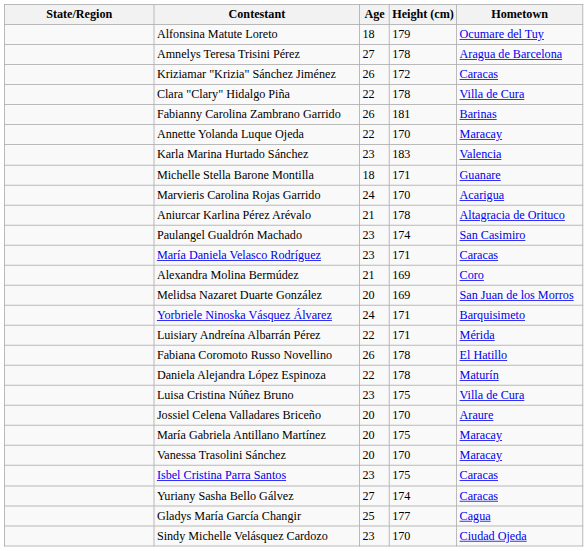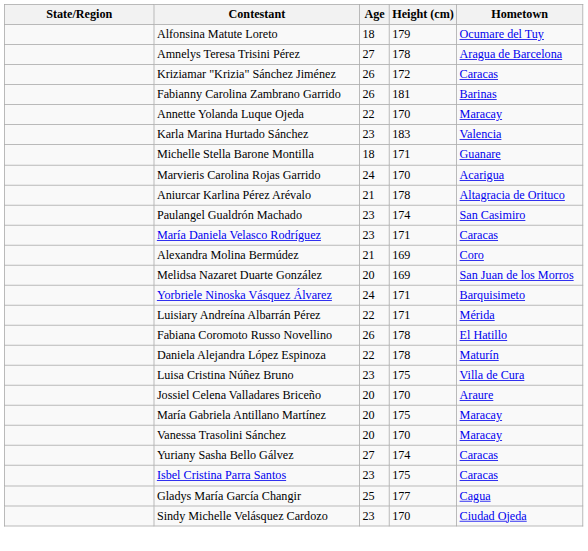- row: (223, 94)
rows swapped: (222, 475) <-> (225, 495)
